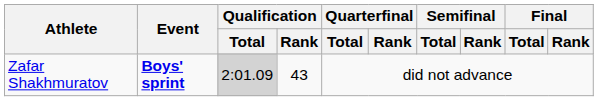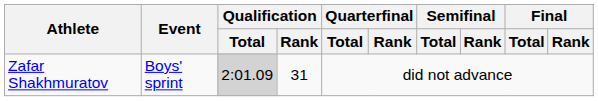(163, 74) bold -> (164, 74) normal
(299, 74) 43 -> (299, 74) 31
